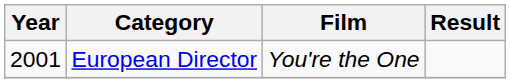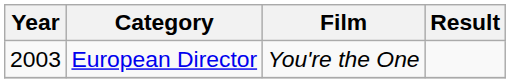(35, 58) 2001 -> (35, 58) 2003
